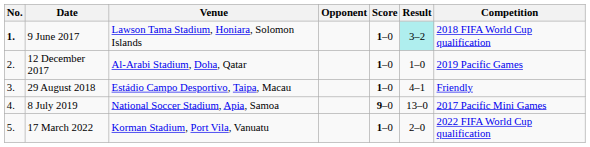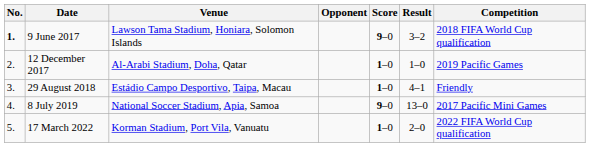(385, 36) 1–0 -> (385, 36) 9–0
(417, 36) paleturquoise background -> (417, 36) no background
